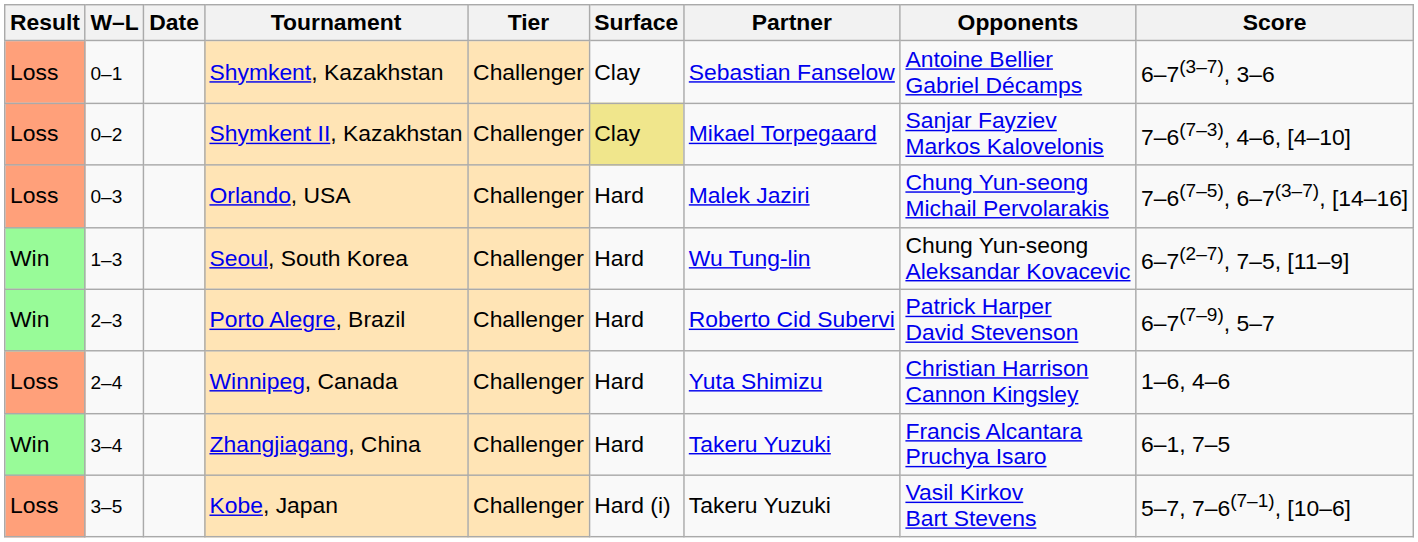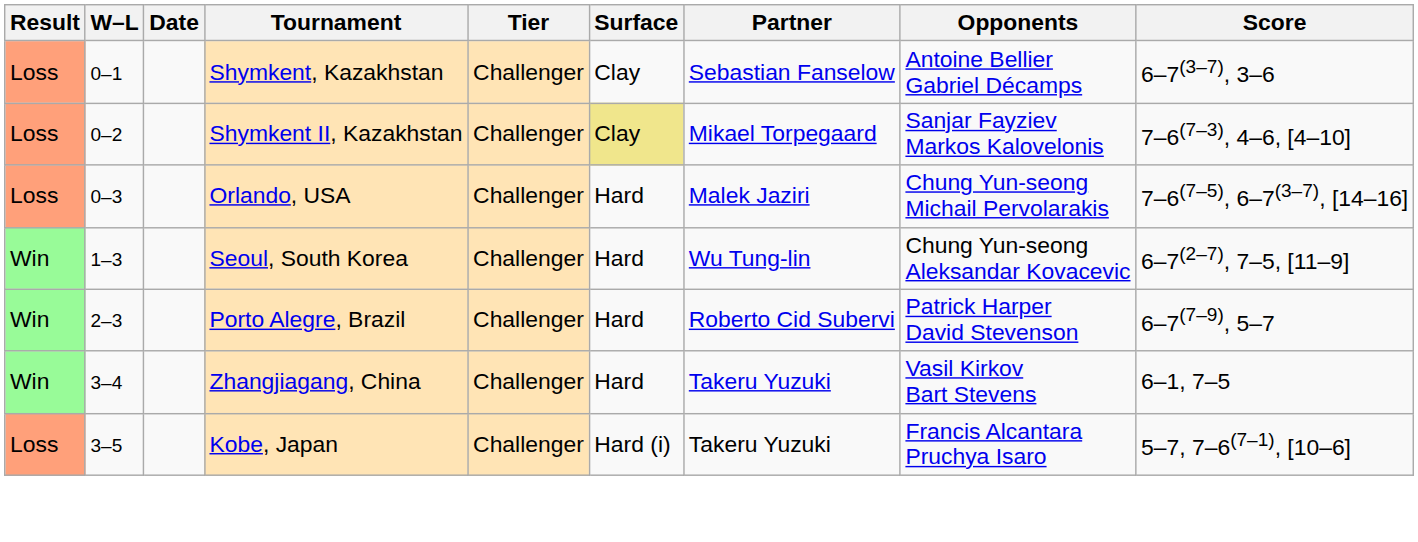- row: (304, 381)
(994, 443) Francis Alcantara Pruchya Isaro -> (971, 381) Vasil Kirkov Bart Stevens
(971, 505) Vasil Kirkov Bart Stevens -> (994, 443) Francis Alcantara Pruchya Isaro
